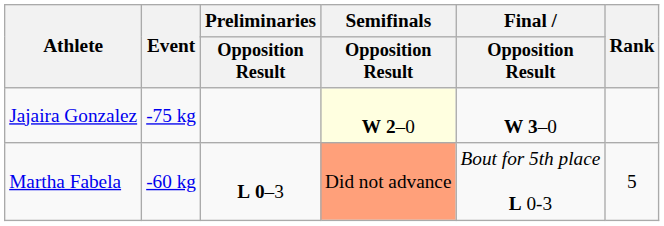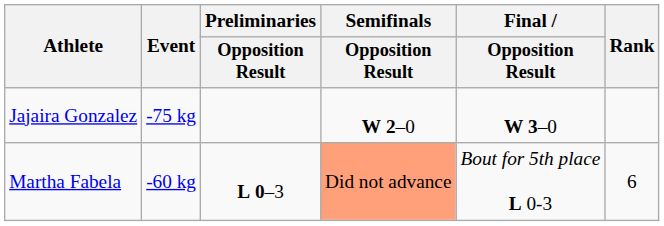(388, 126) lightyellow background -> (388, 126) no background
(632, 181) 5 -> (632, 181) 6
